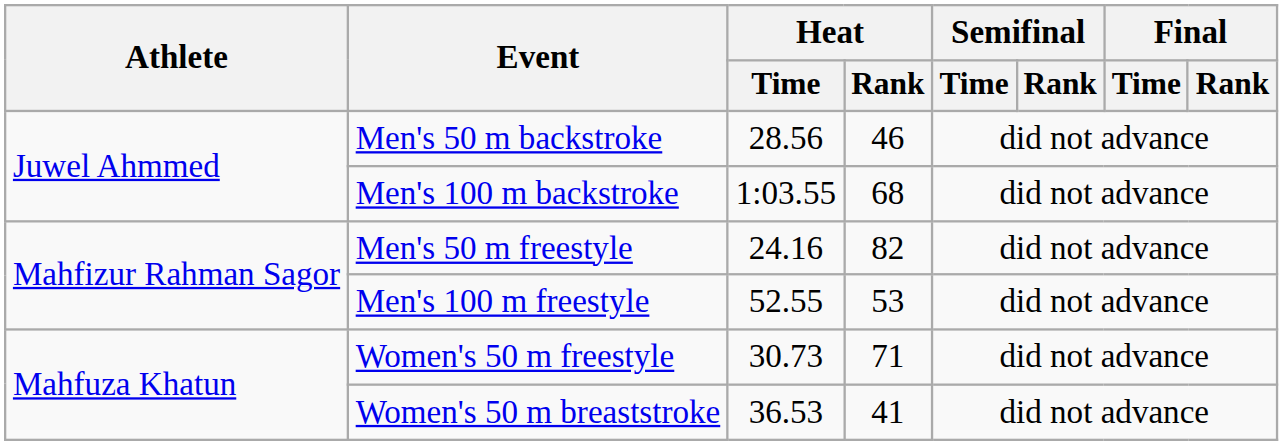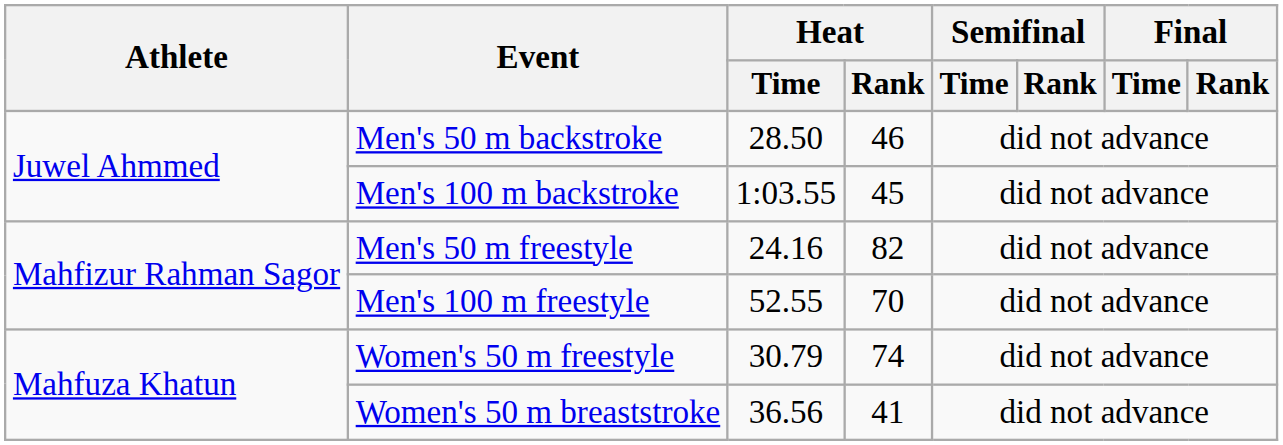(786, 138) 28.56 -> (786, 138) 28.50
(888, 193) 68 -> (888, 193) 45
(888, 302) 53 -> (888, 302) 70
(786, 357) 30.73 -> (786, 357) 30.79
(888, 357) 71 -> (888, 357) 74
(786, 411) 36.53 -> (786, 411) 36.56
